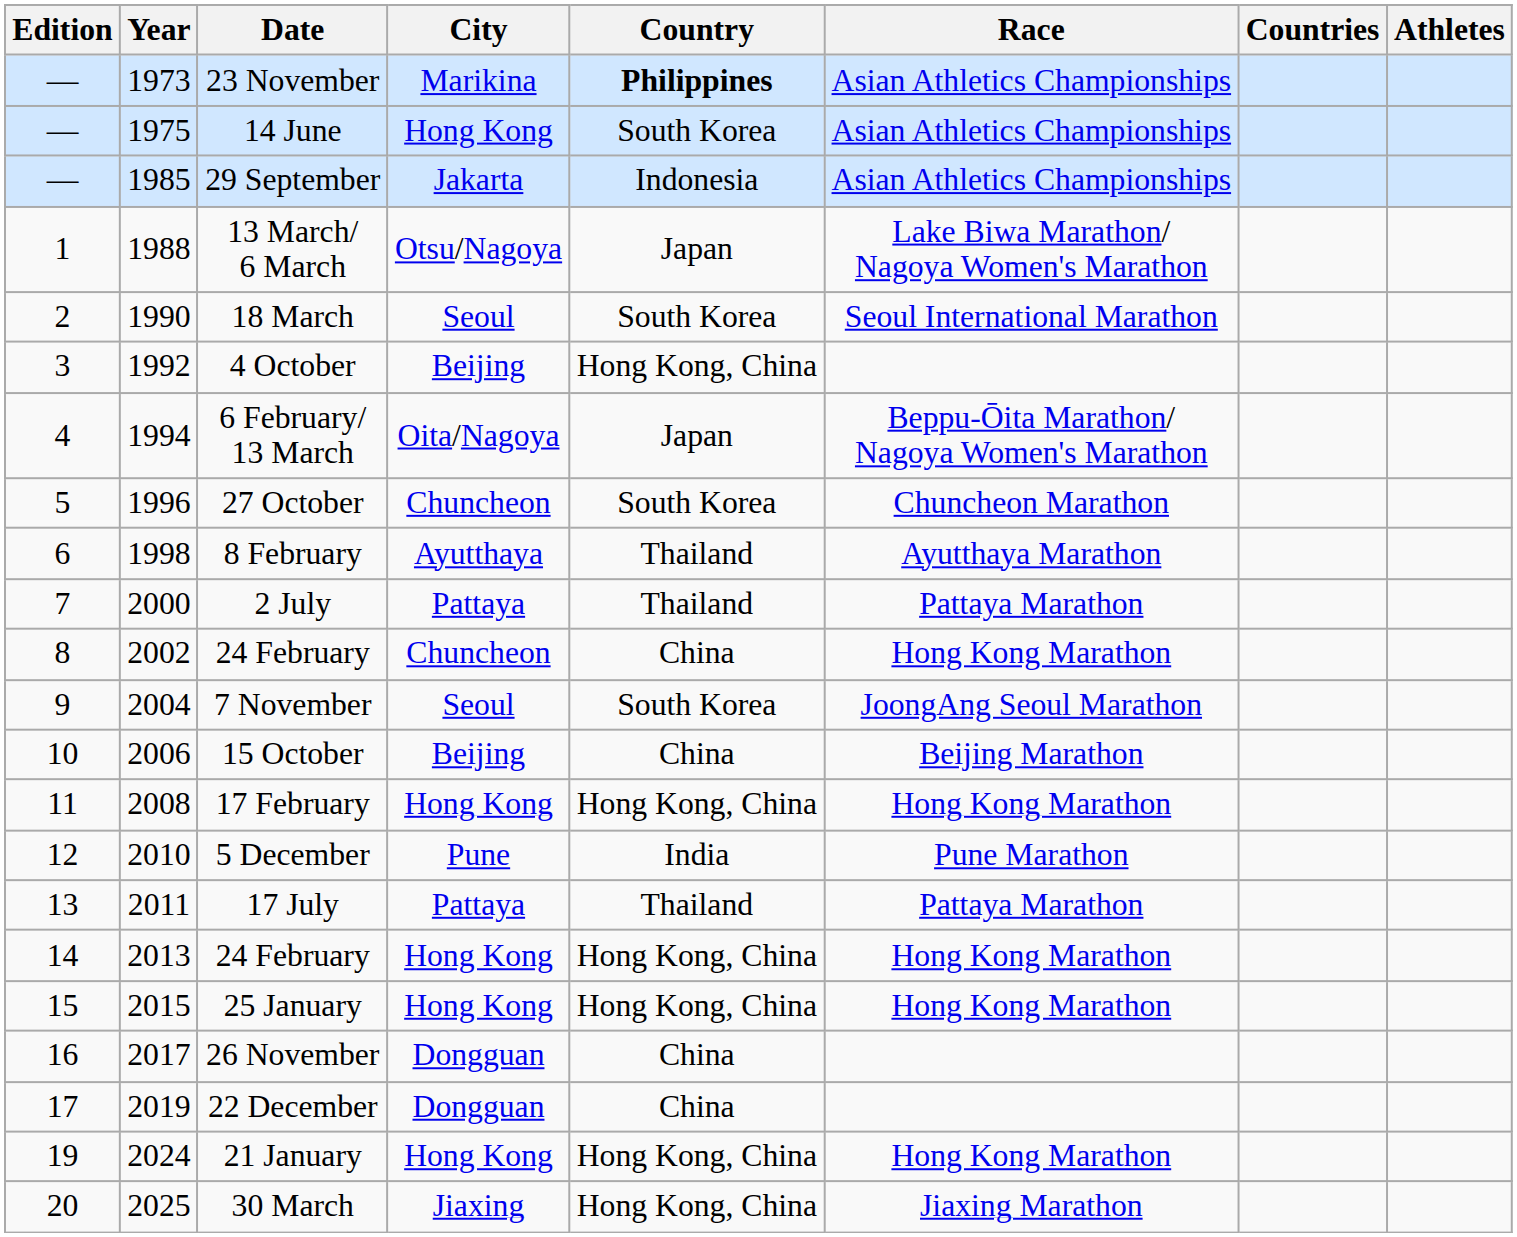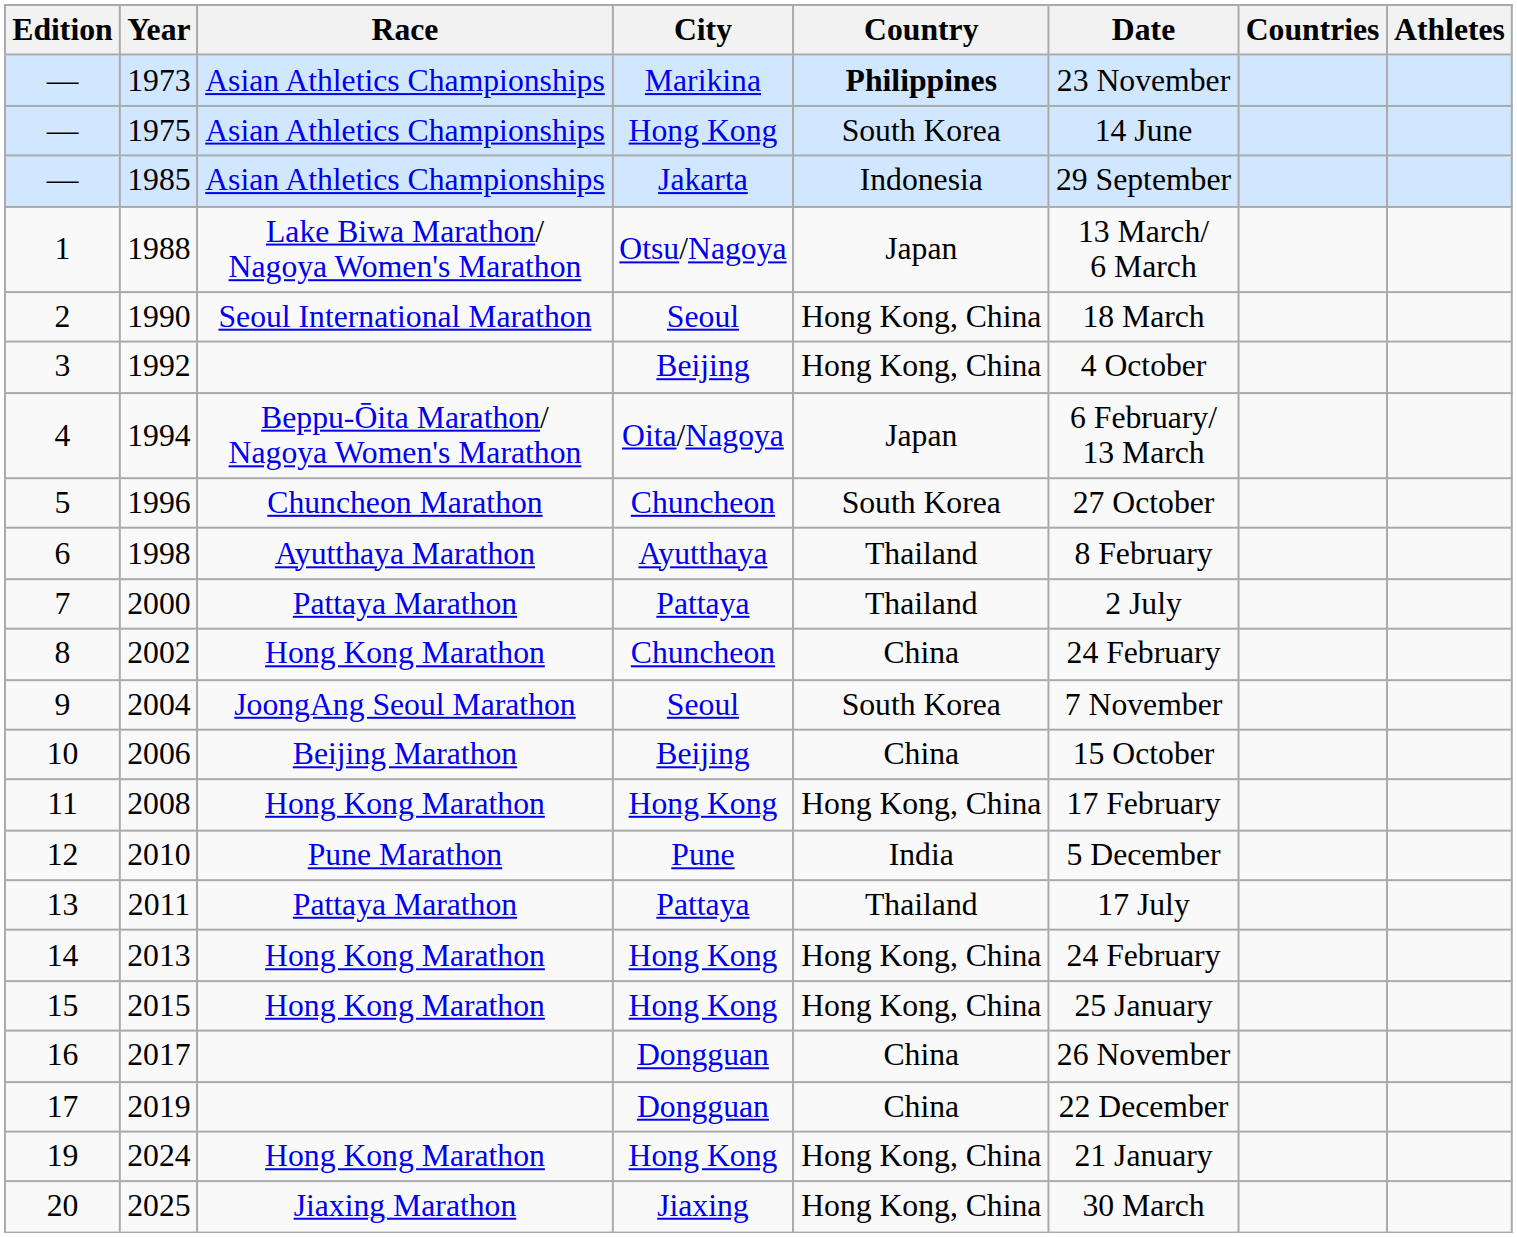columns swapped: (1031, 29) <-> (293, 29)
(697, 316) South Korea -> (921, 316) Hong Kong, China
